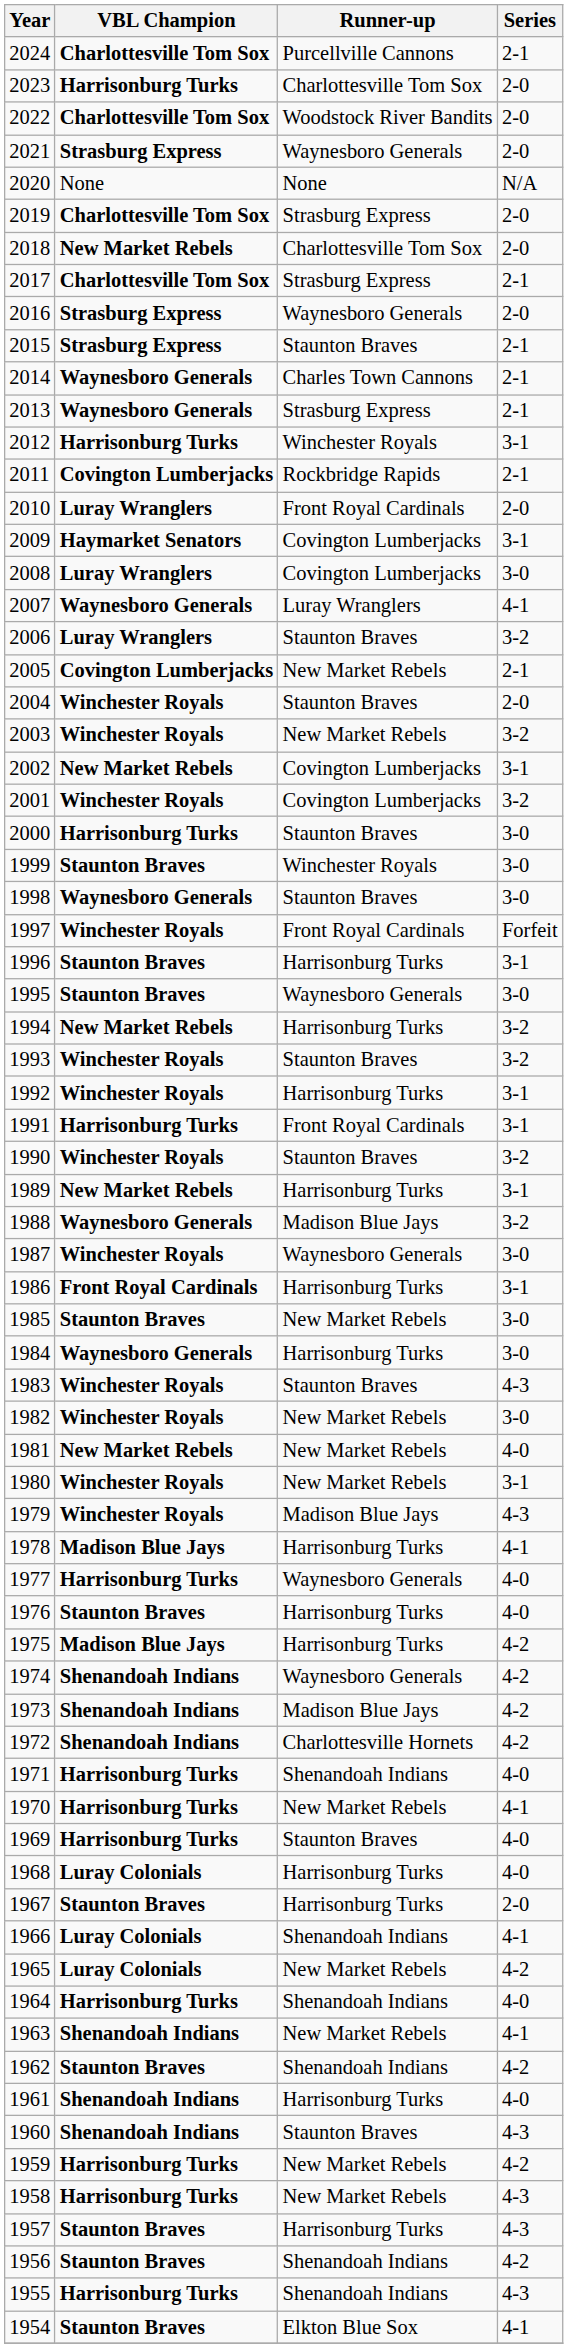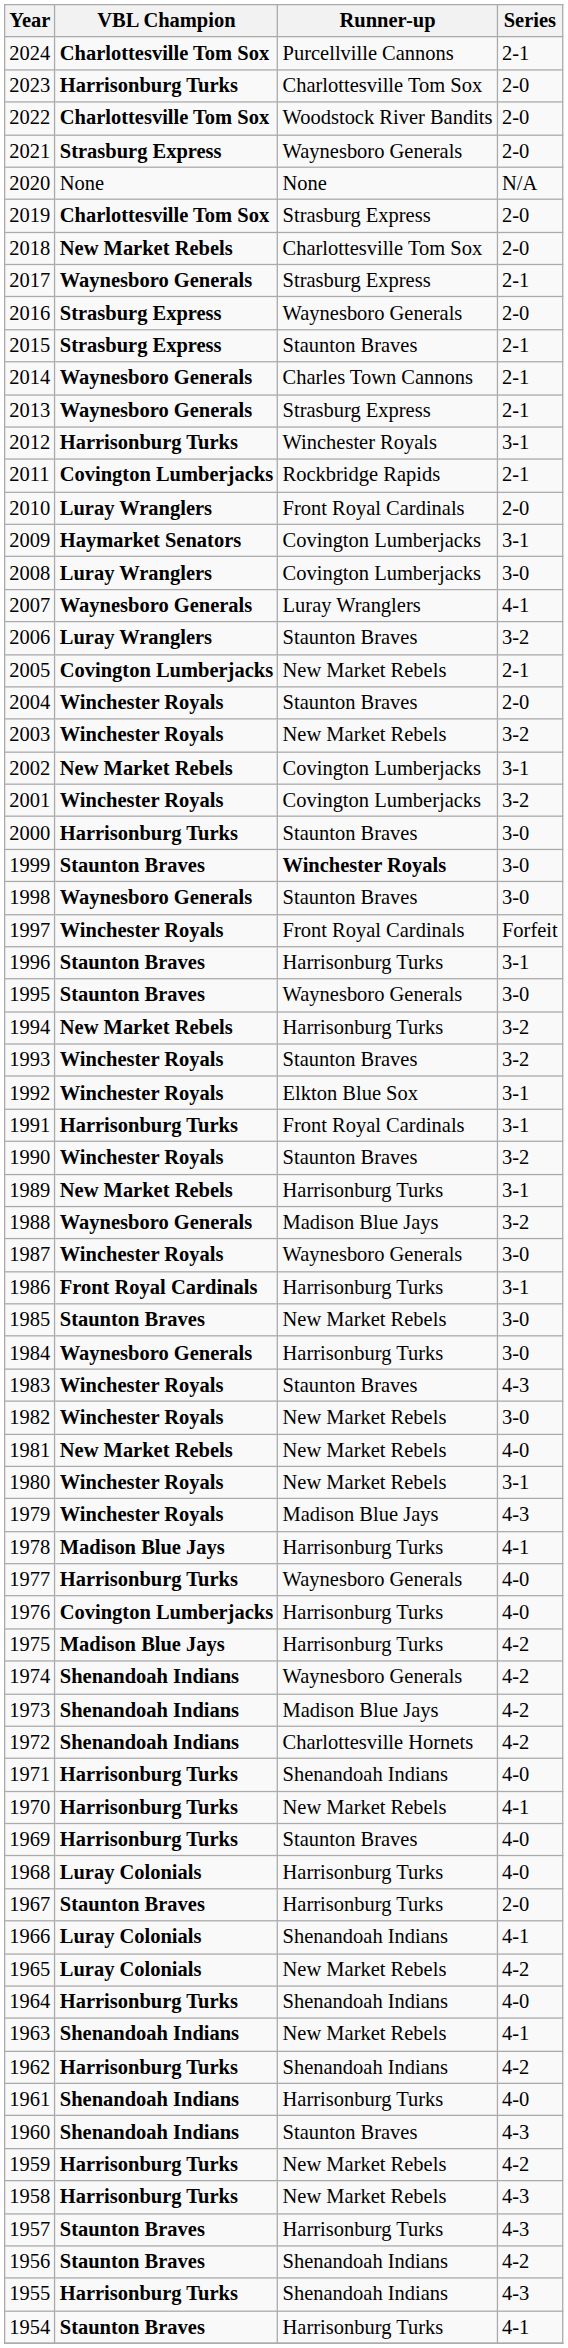(164, 280) Charlottesville Tom Sox -> (156, 280) Waynesboro Generals
(360, 865) normal -> (364, 865) bold
(363, 1092) Harrisonburg Turks -> (350, 1092) Elkton Blue Sox
(132, 1612) Staunton Braves -> (166, 1612) Covington Lumberjacks
(132, 2066) Staunton Braves -> (149, 2066) Harrisonburg Turks
(350, 2326) Elkton Blue Sox -> (363, 2326) Harrisonburg Turks
